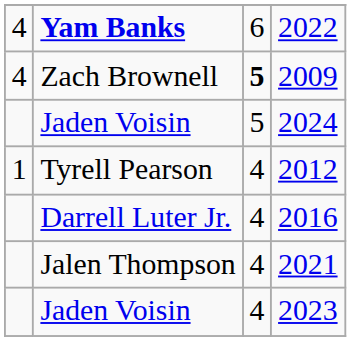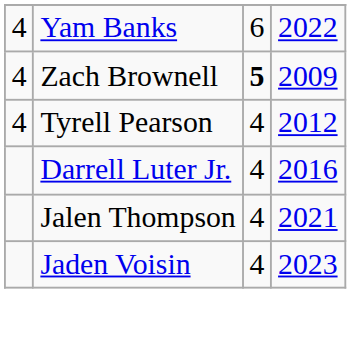(113, 28) bold -> (109, 28) normal
- row: (308, 122)
(19, 169) 1 -> (19, 122) 4
